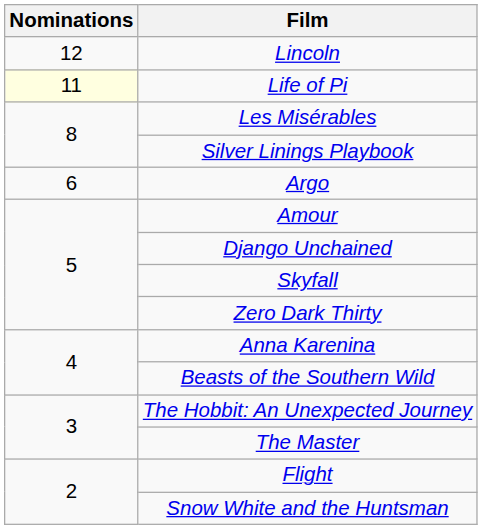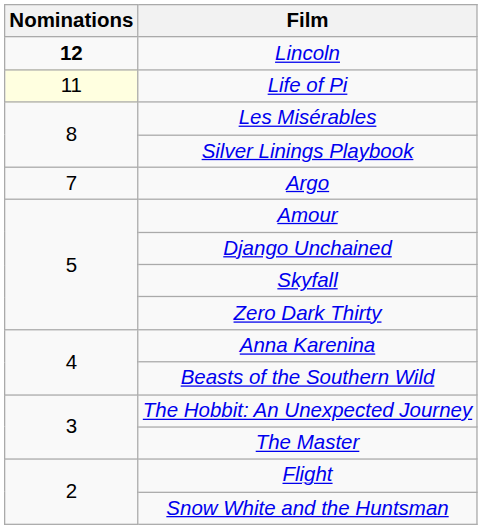(71, 53) normal -> (71, 53) bold
(71, 183) 6 -> (71, 183) 7
